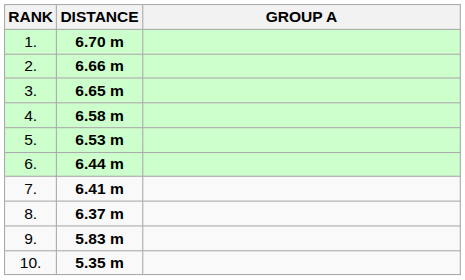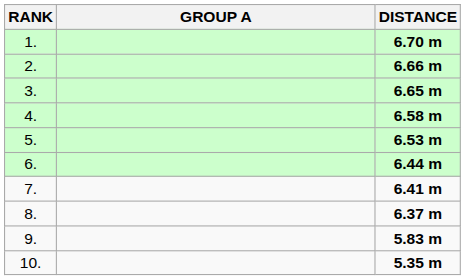columns swapped: (301, 17) <-> (100, 17)
